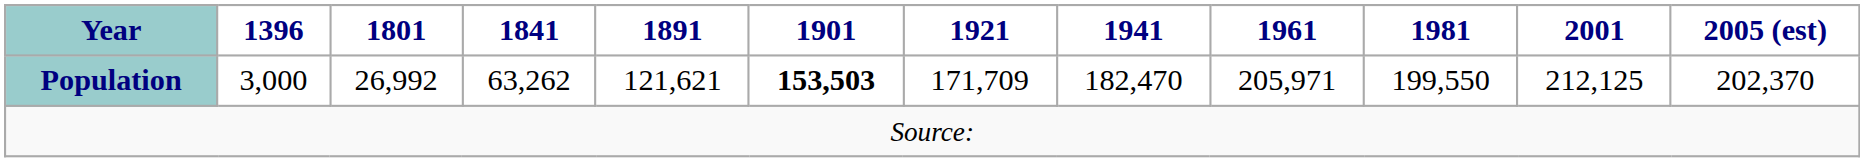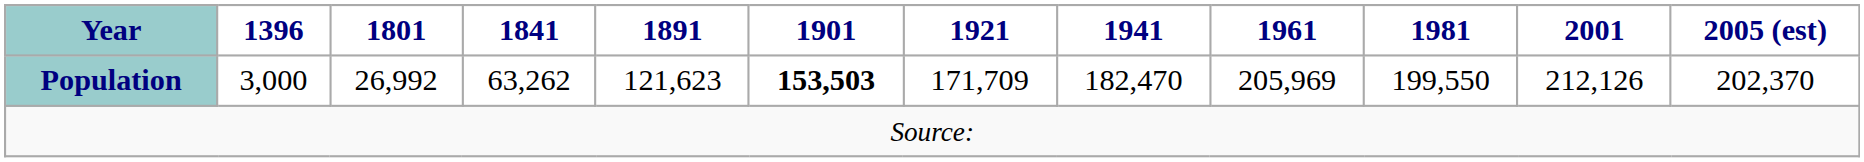(672, 80) 121,621 -> (672, 80) 121,623
(1287, 80) 205,971 -> (1287, 80) 205,969
(1594, 80) 212,125 -> (1594, 80) 212,126
